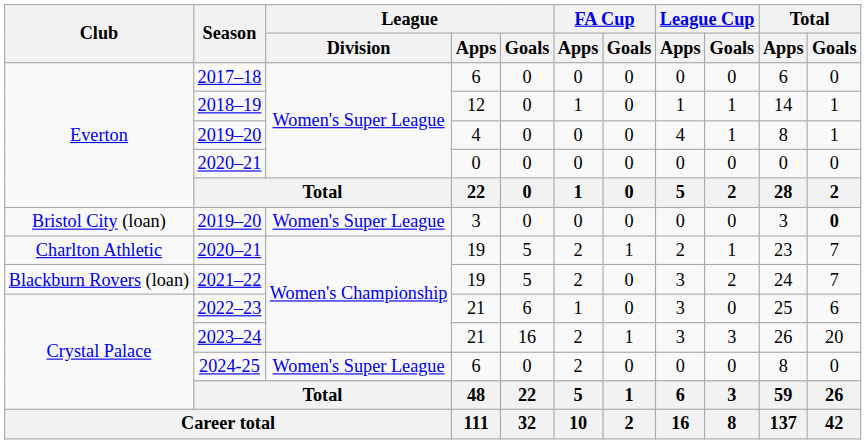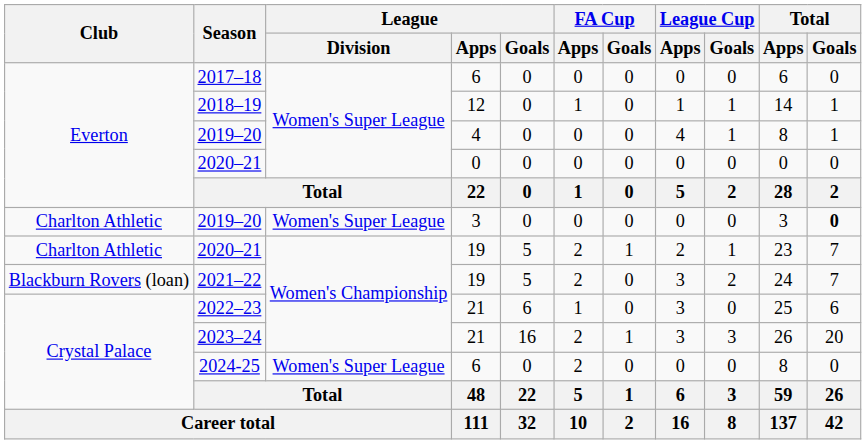(99, 221) Bristol City (loan) -> (99, 221) Charlton Athletic
